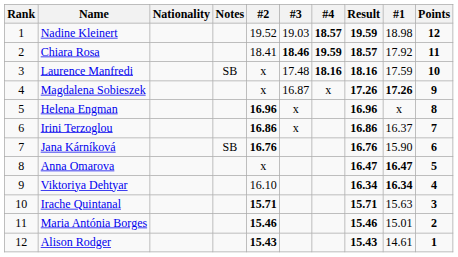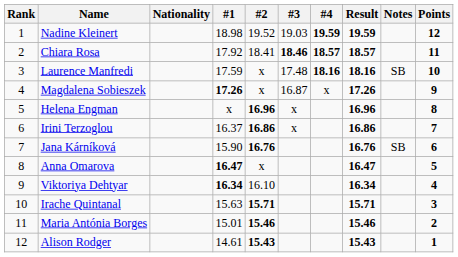columns swapped: (399, 14) <-> (230, 14)
(328, 33) 18.57 -> (327, 33) 19.59
(328, 52) 19.59 -> (327, 52) 18.57
